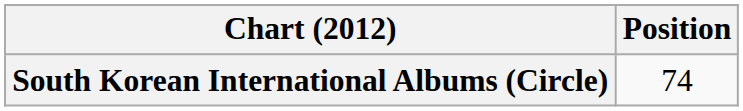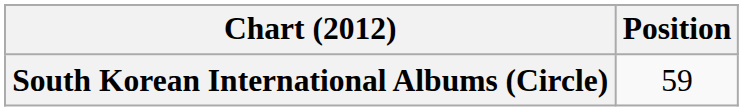(677, 79) 74 -> (677, 79) 59
